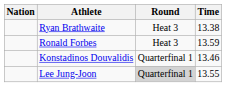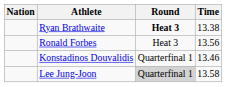(165, 27) normal -> (165, 27) bold
(208, 43) 13.59 -> (208, 43) 13.56
(208, 74) 13.55 -> (208, 74) 13.58
